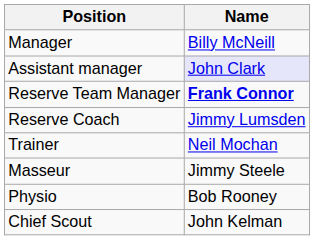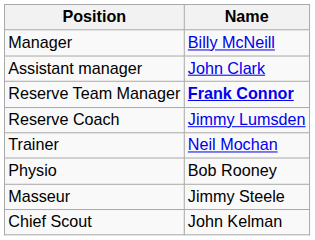(226, 68) lavender background -> (226, 68) no background
rows swapped: (32, 196) <-> (39, 171)
